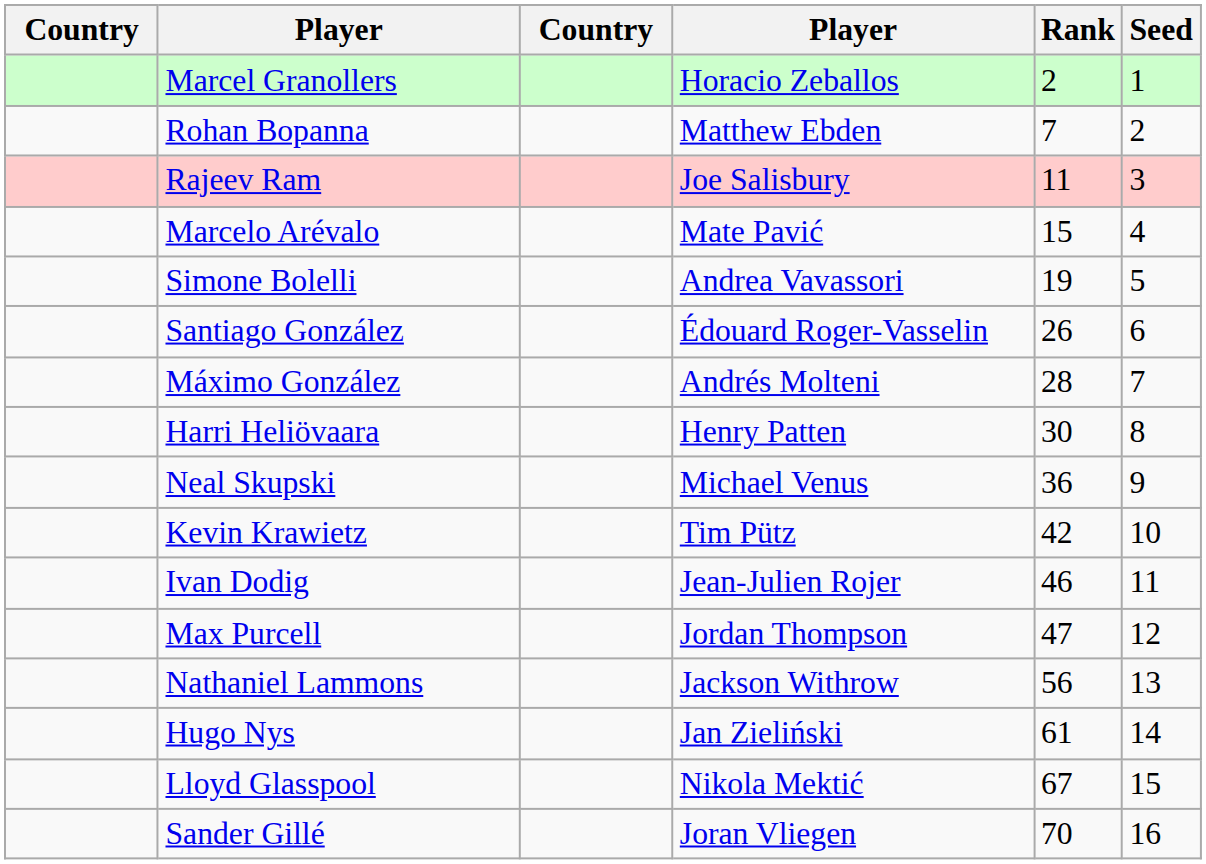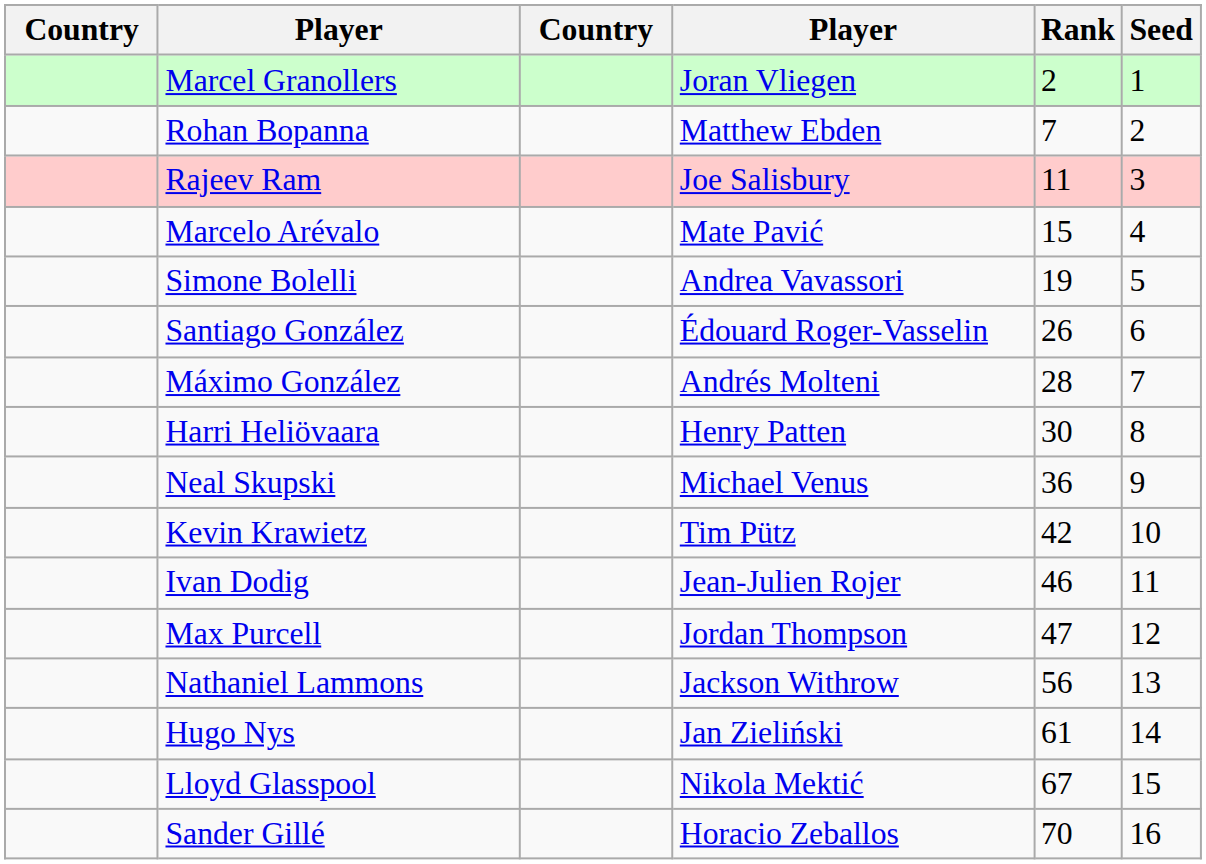(789, 79) Horacio Zeballos -> (768, 79) Joran Vliegen
(768, 833) Joran Vliegen -> (789, 833) Horacio Zeballos
